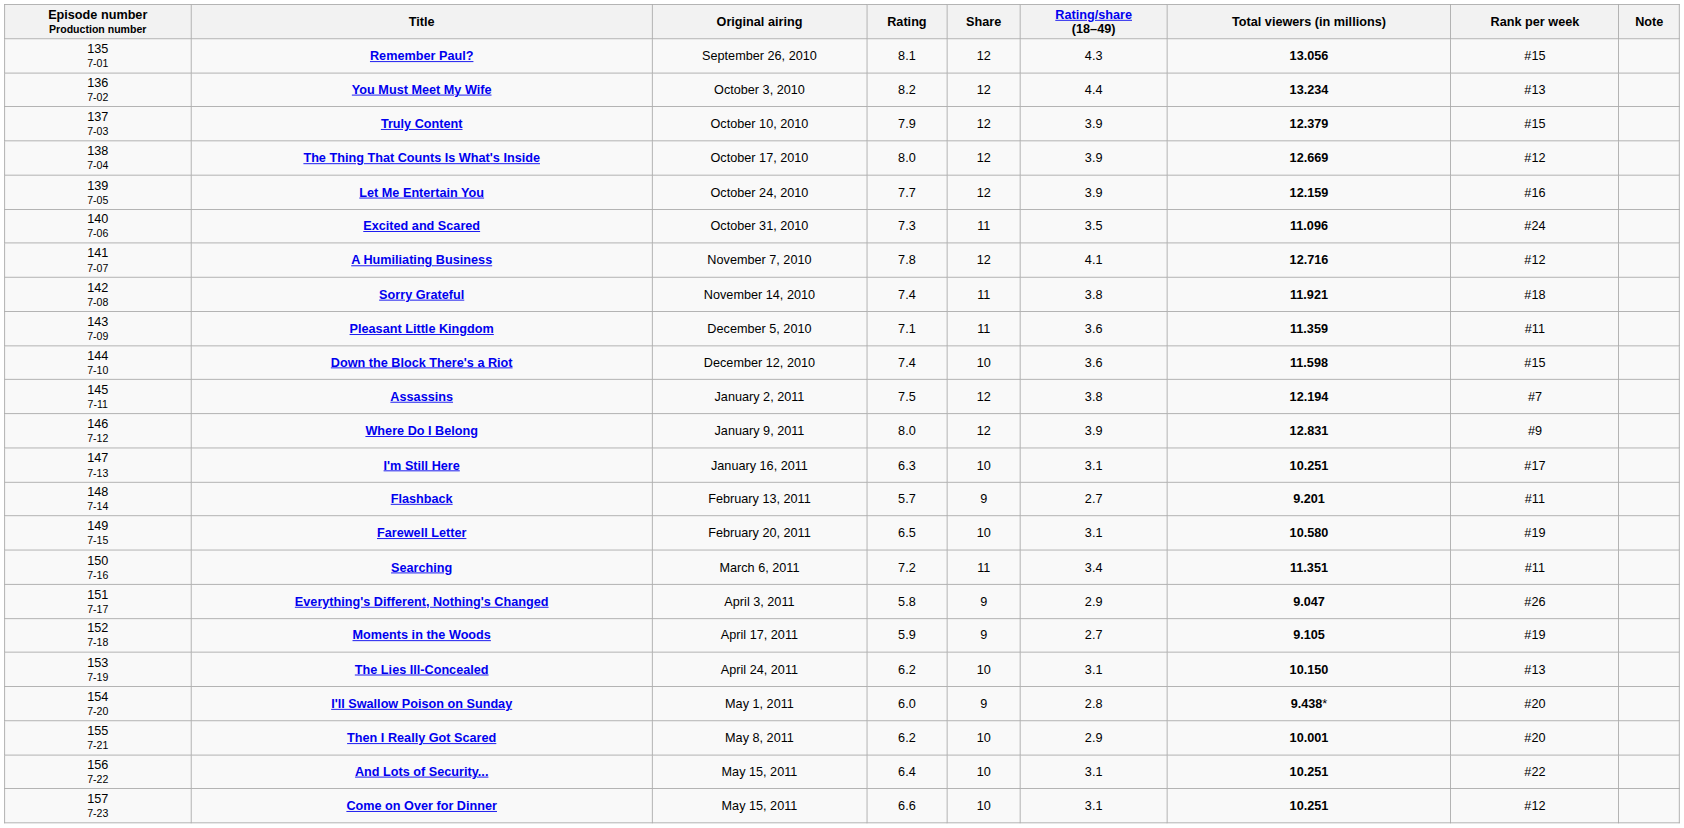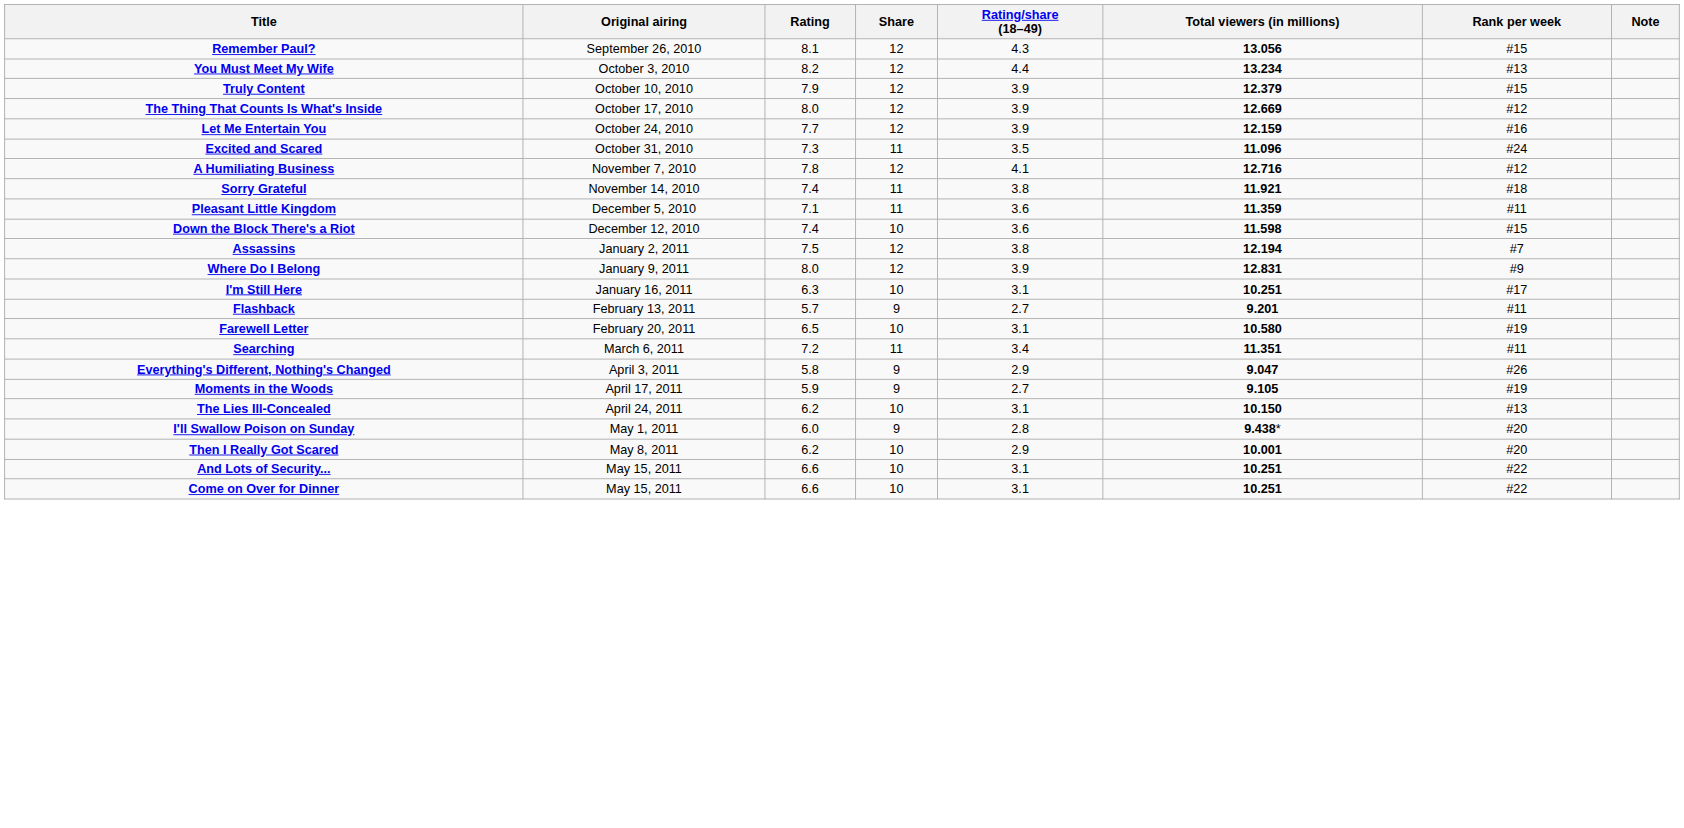- column: (98, 22)
(907, 772) 6.4 -> (810, 469) 6.6
(1535, 806) #12 -> (1517, 489) #22
